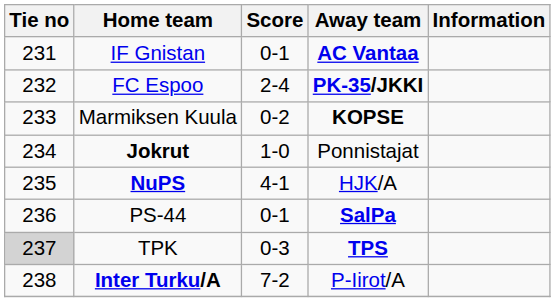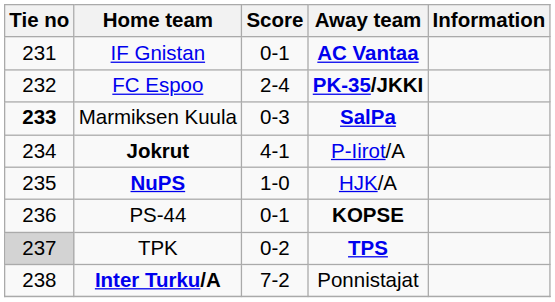(39, 118) normal -> (39, 118) bold
(275, 118) 0-2 -> (275, 118) 0-3
(368, 118) KOPSE -> (368, 118) SalPa
(275, 150) 1-0 -> (275, 150) 4-1
(368, 150) Ponnistajat -> (368, 150) P-Iirot/A
(275, 183) 4-1 -> (275, 183) 1-0
(368, 215) SalPa -> (368, 215) KOPSE
(275, 248) 0-3 -> (275, 248) 0-2
(368, 280) P-Iirot/A -> (368, 280) Ponnistajat
